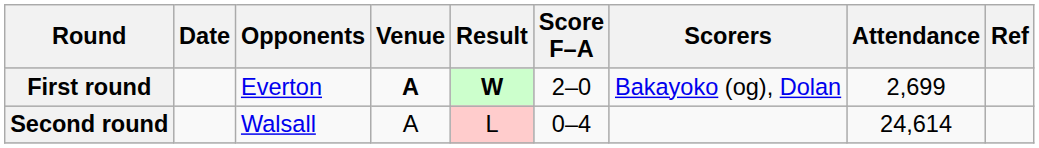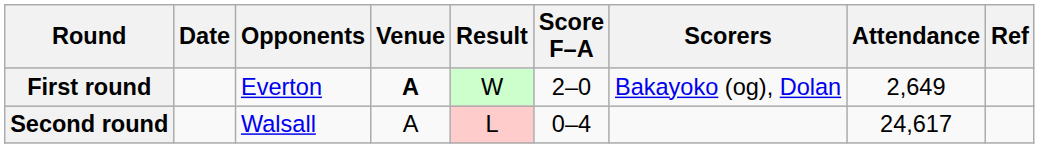(492, 86) bold -> (492, 86) normal
(916, 86) 2,699 -> (916, 86) 2,649
(916, 124) 24,614 -> (916, 124) 24,617
